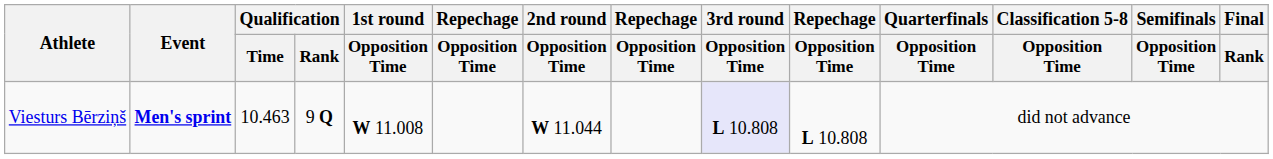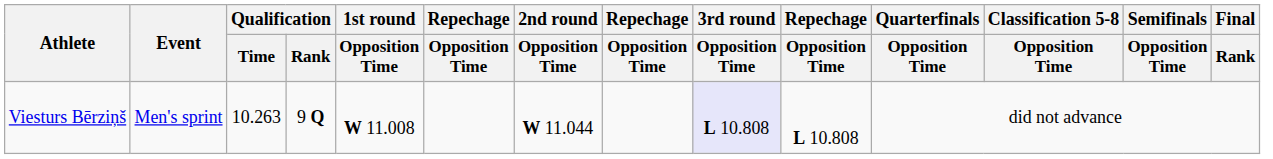(183, 117) bold -> (179, 117) normal
(265, 117) 10.463 -> (256, 117) 10.263
